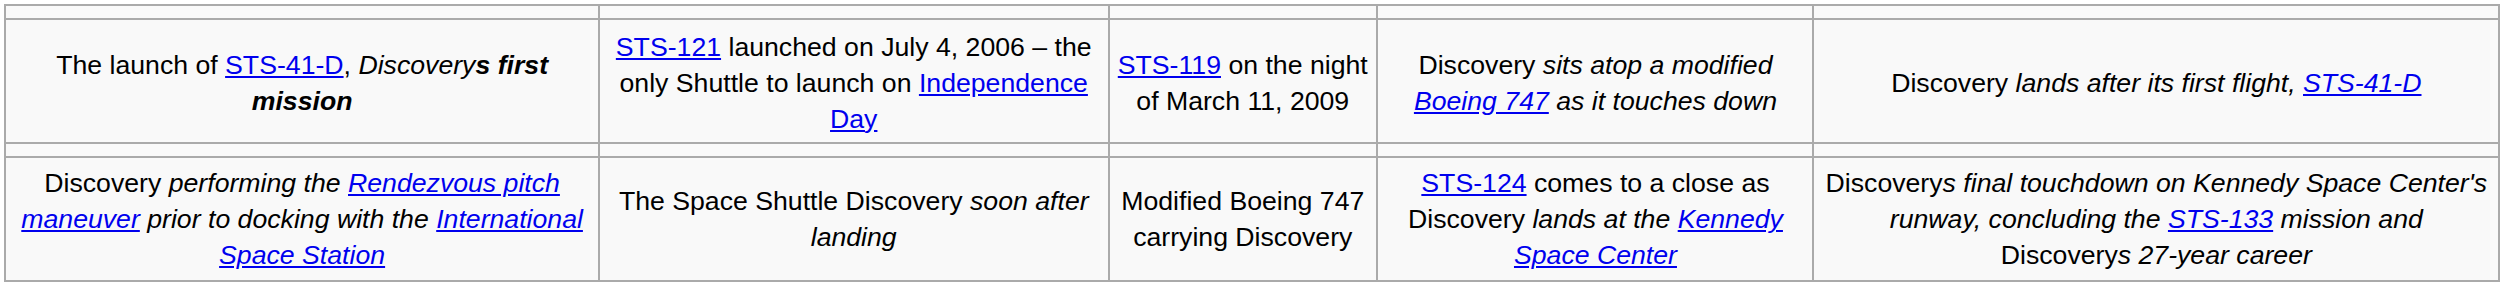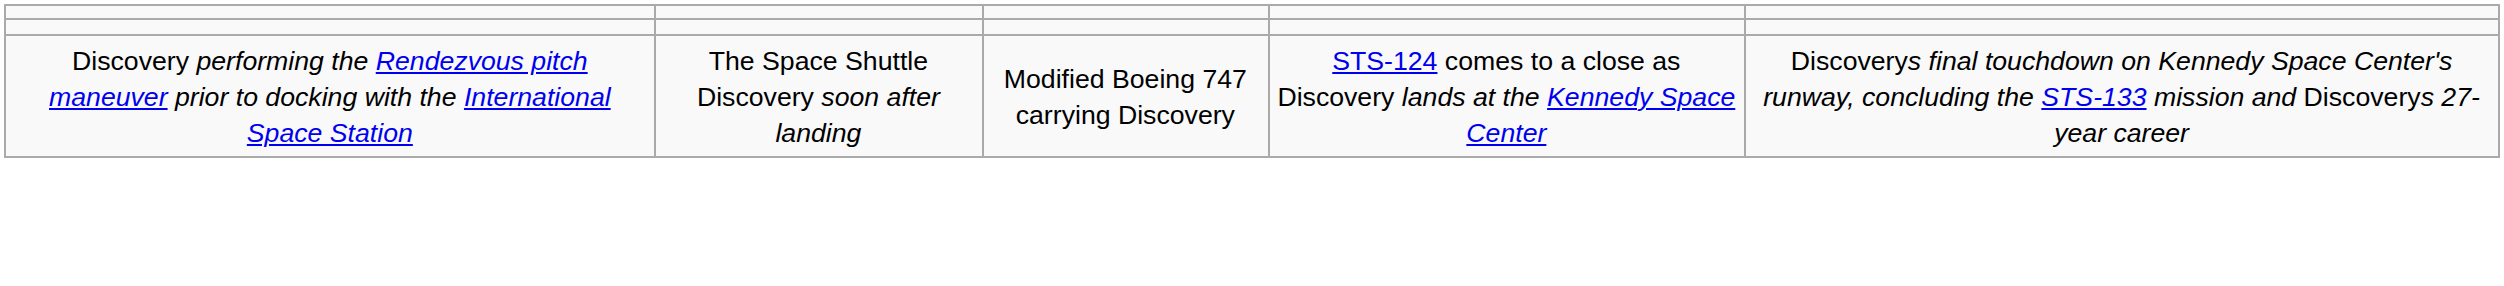- row: (302, 82)
